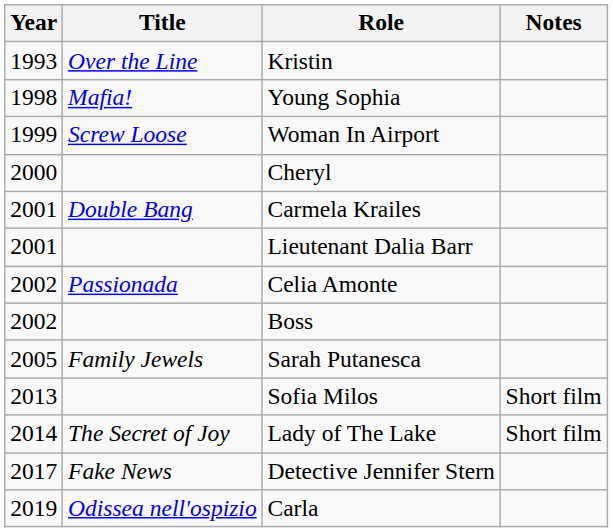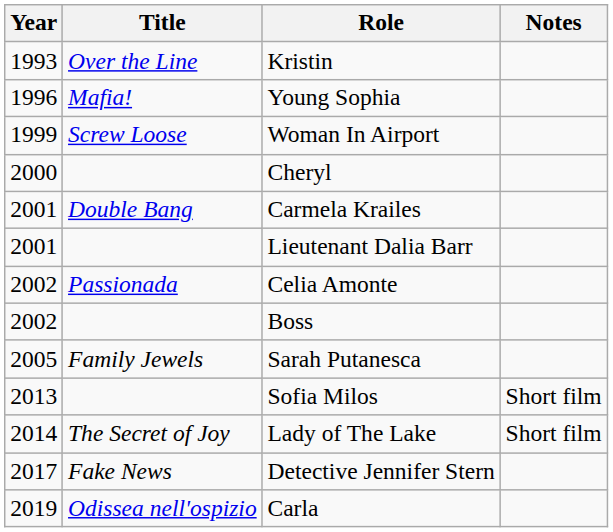(34, 97) 1998 -> (34, 97) 1996
